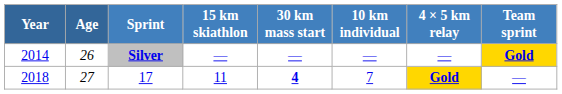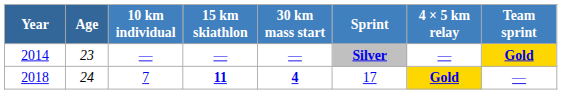columns swapped: (370, 24) <-> (146, 24)
(87, 55) 26 -> (87, 55) 23
(87, 78) 27 -> (87, 78) 24
(220, 78) normal -> (220, 78) bold
